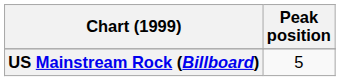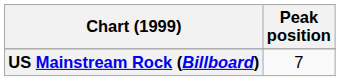(299, 62) 5 -> (299, 62) 7
